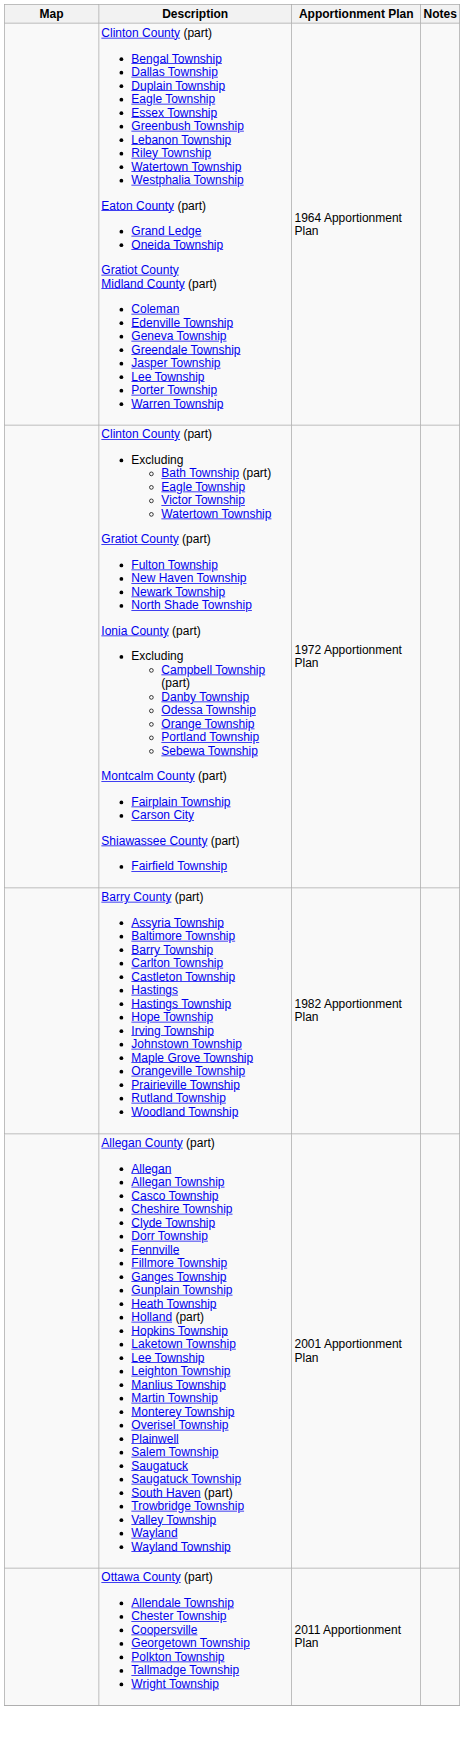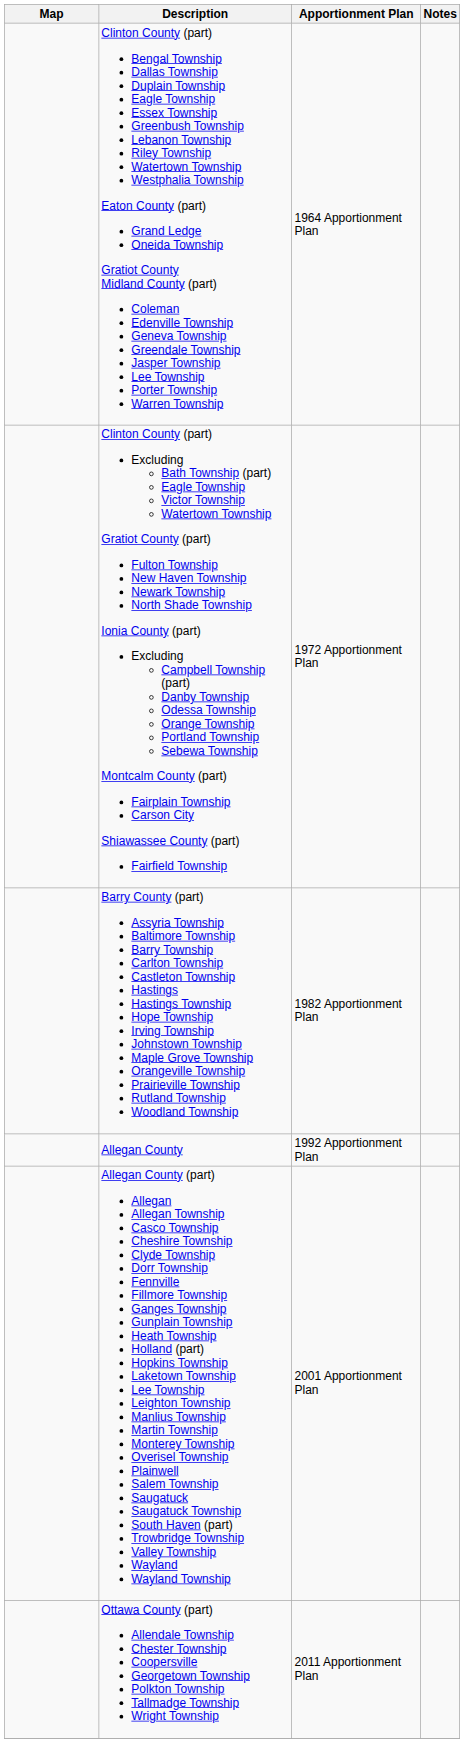+ row: (142, 1149)
